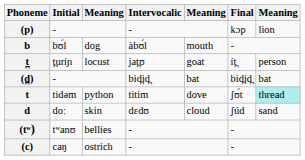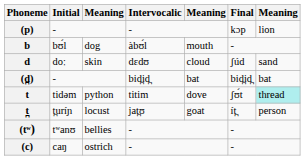rows swapped: (27, 62) <-> (27, 111)
